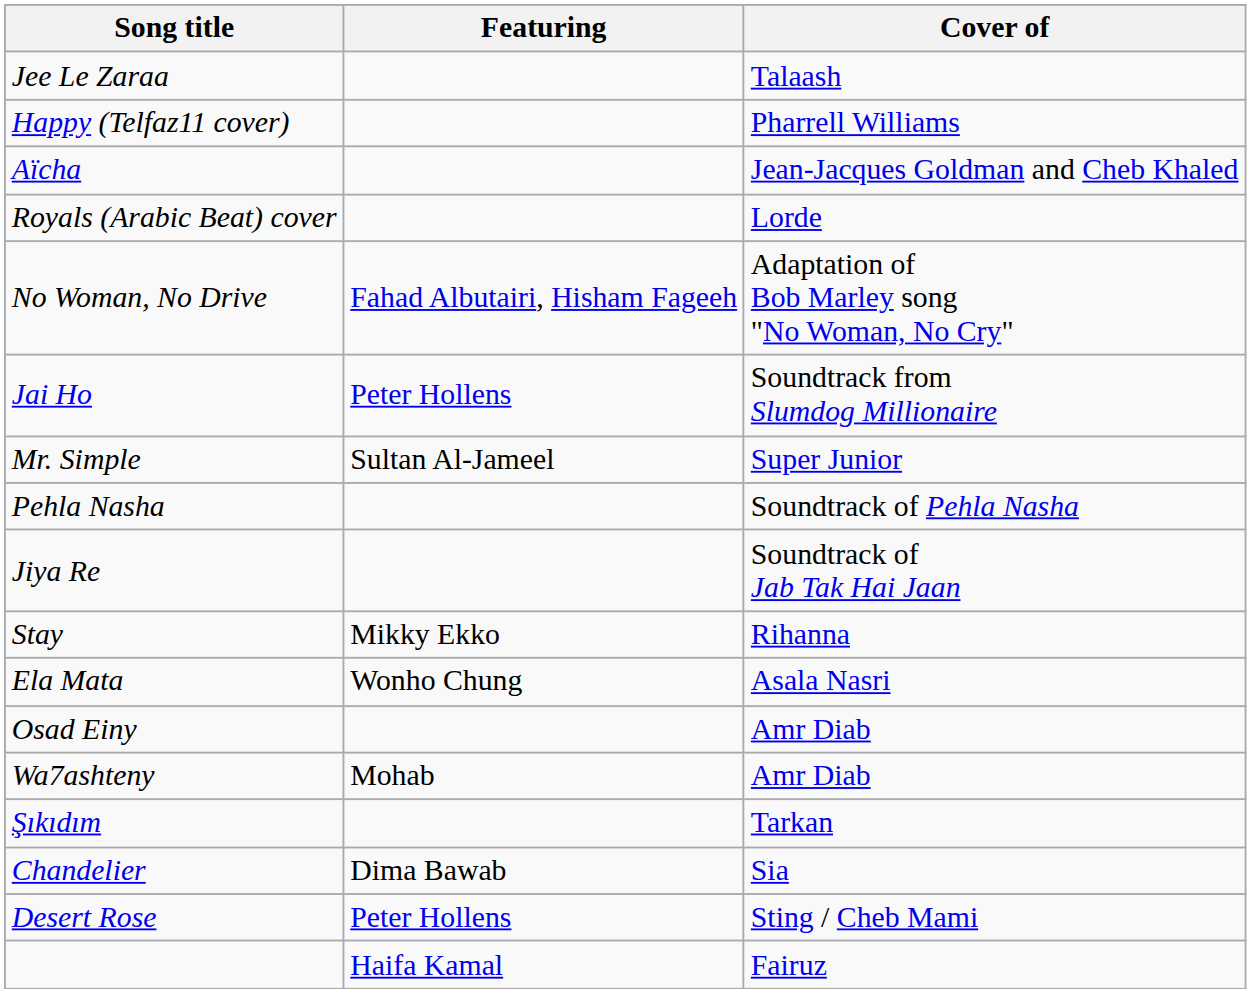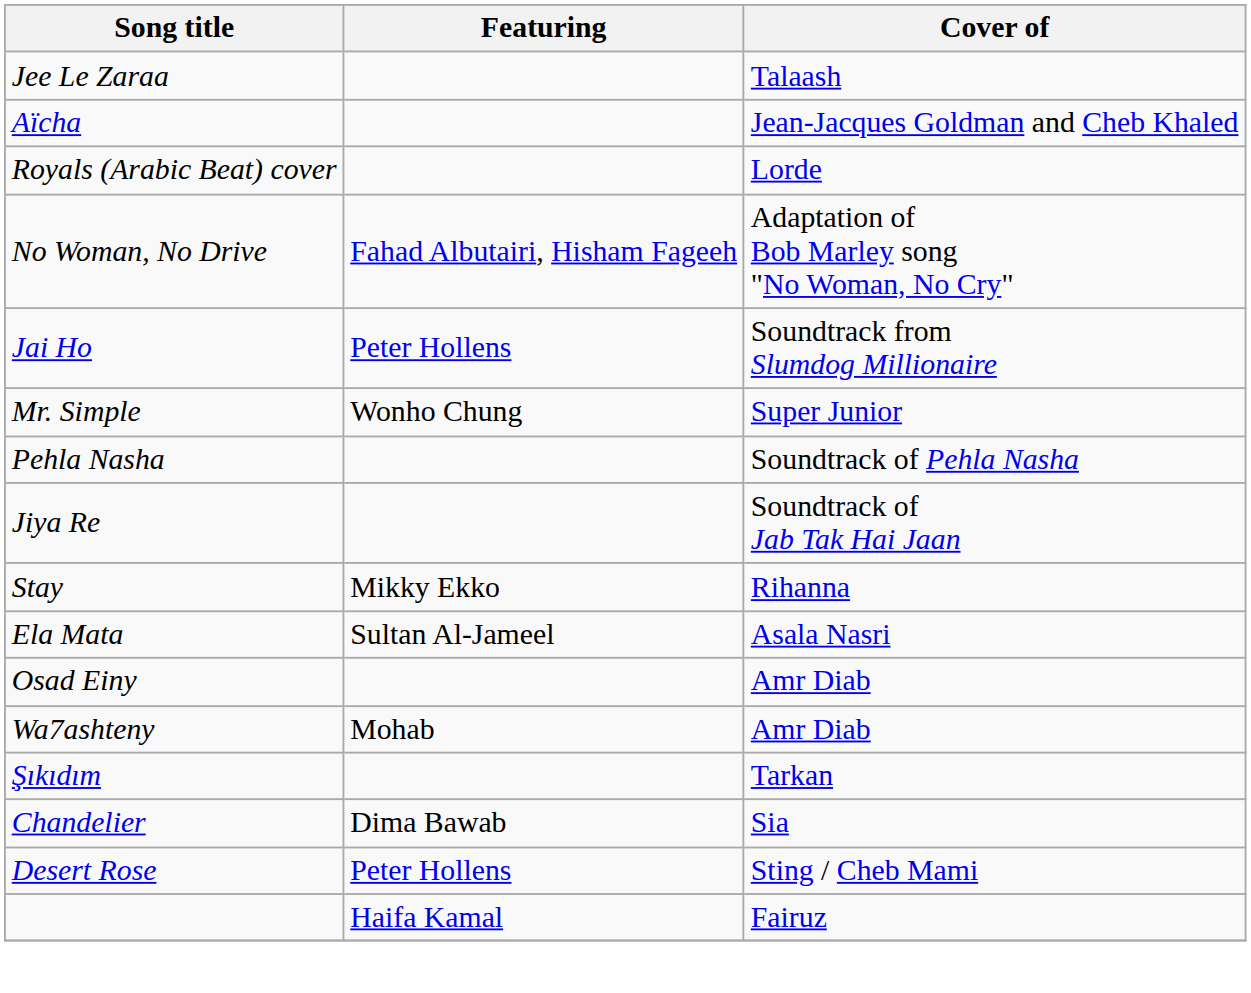- row: (151, 122)
(452, 458) Sultan Al-Jameel -> (436, 411) Wonho Chung
(436, 681) Wonho Chung -> (452, 633) Sultan Al-Jameel
